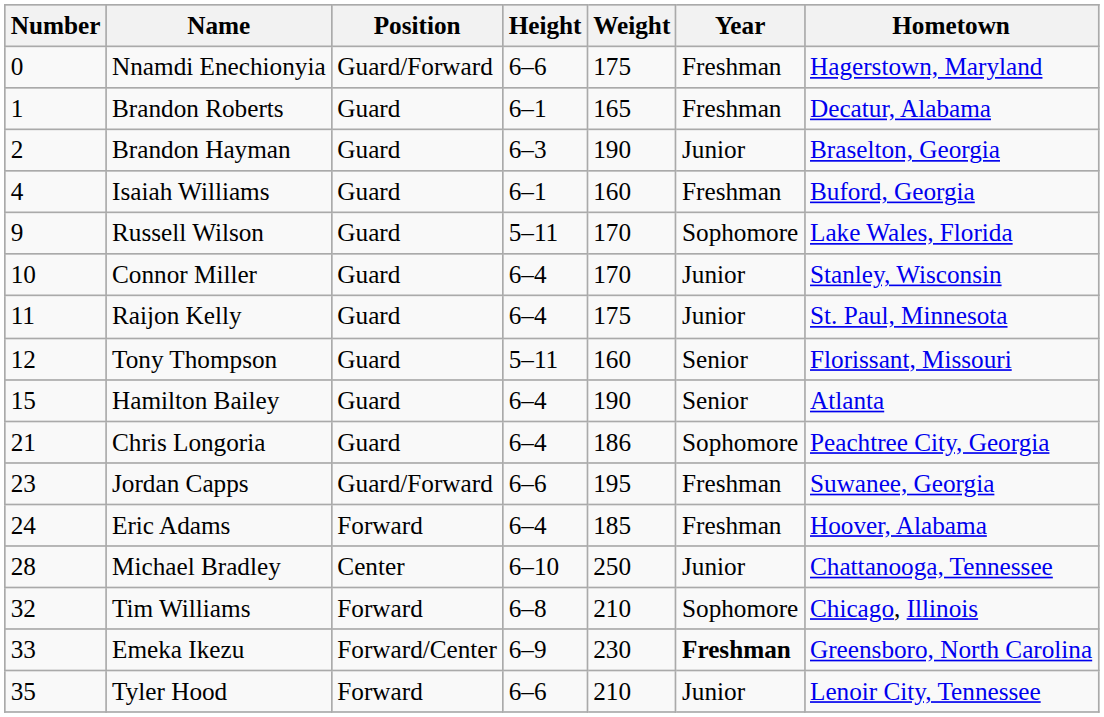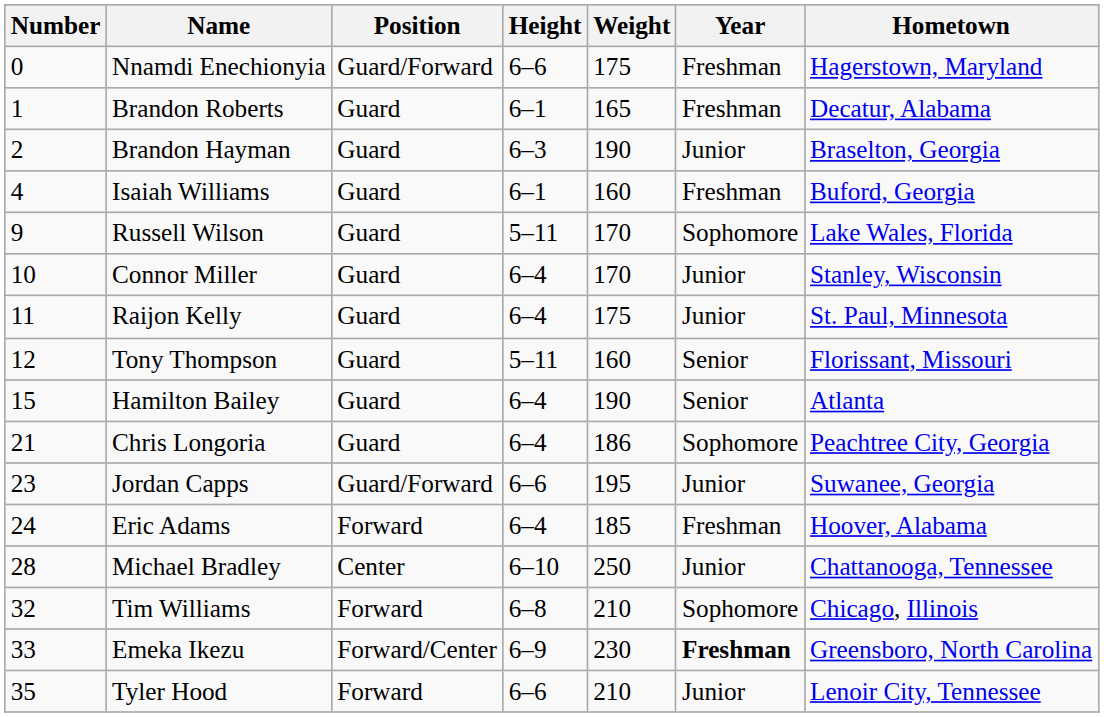(732, 483) Freshman -> (714, 483) Junior
